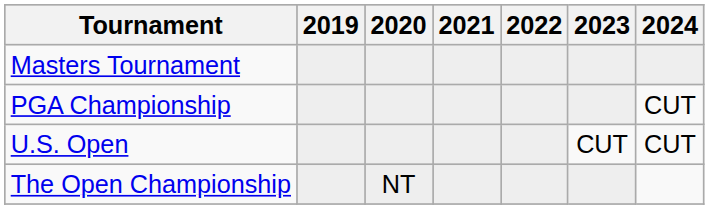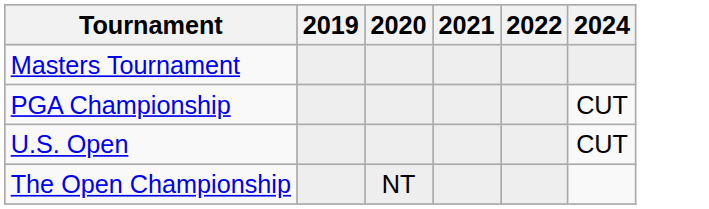- column: (602, 25)
